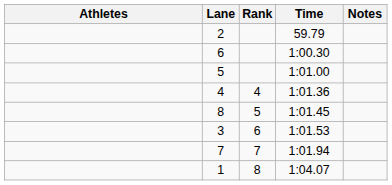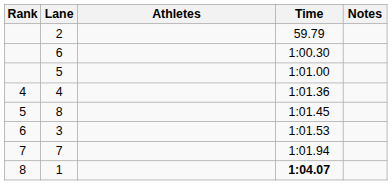columns swapped: (257, 14) <-> (103, 14)
(309, 170) normal -> (309, 170) bold
